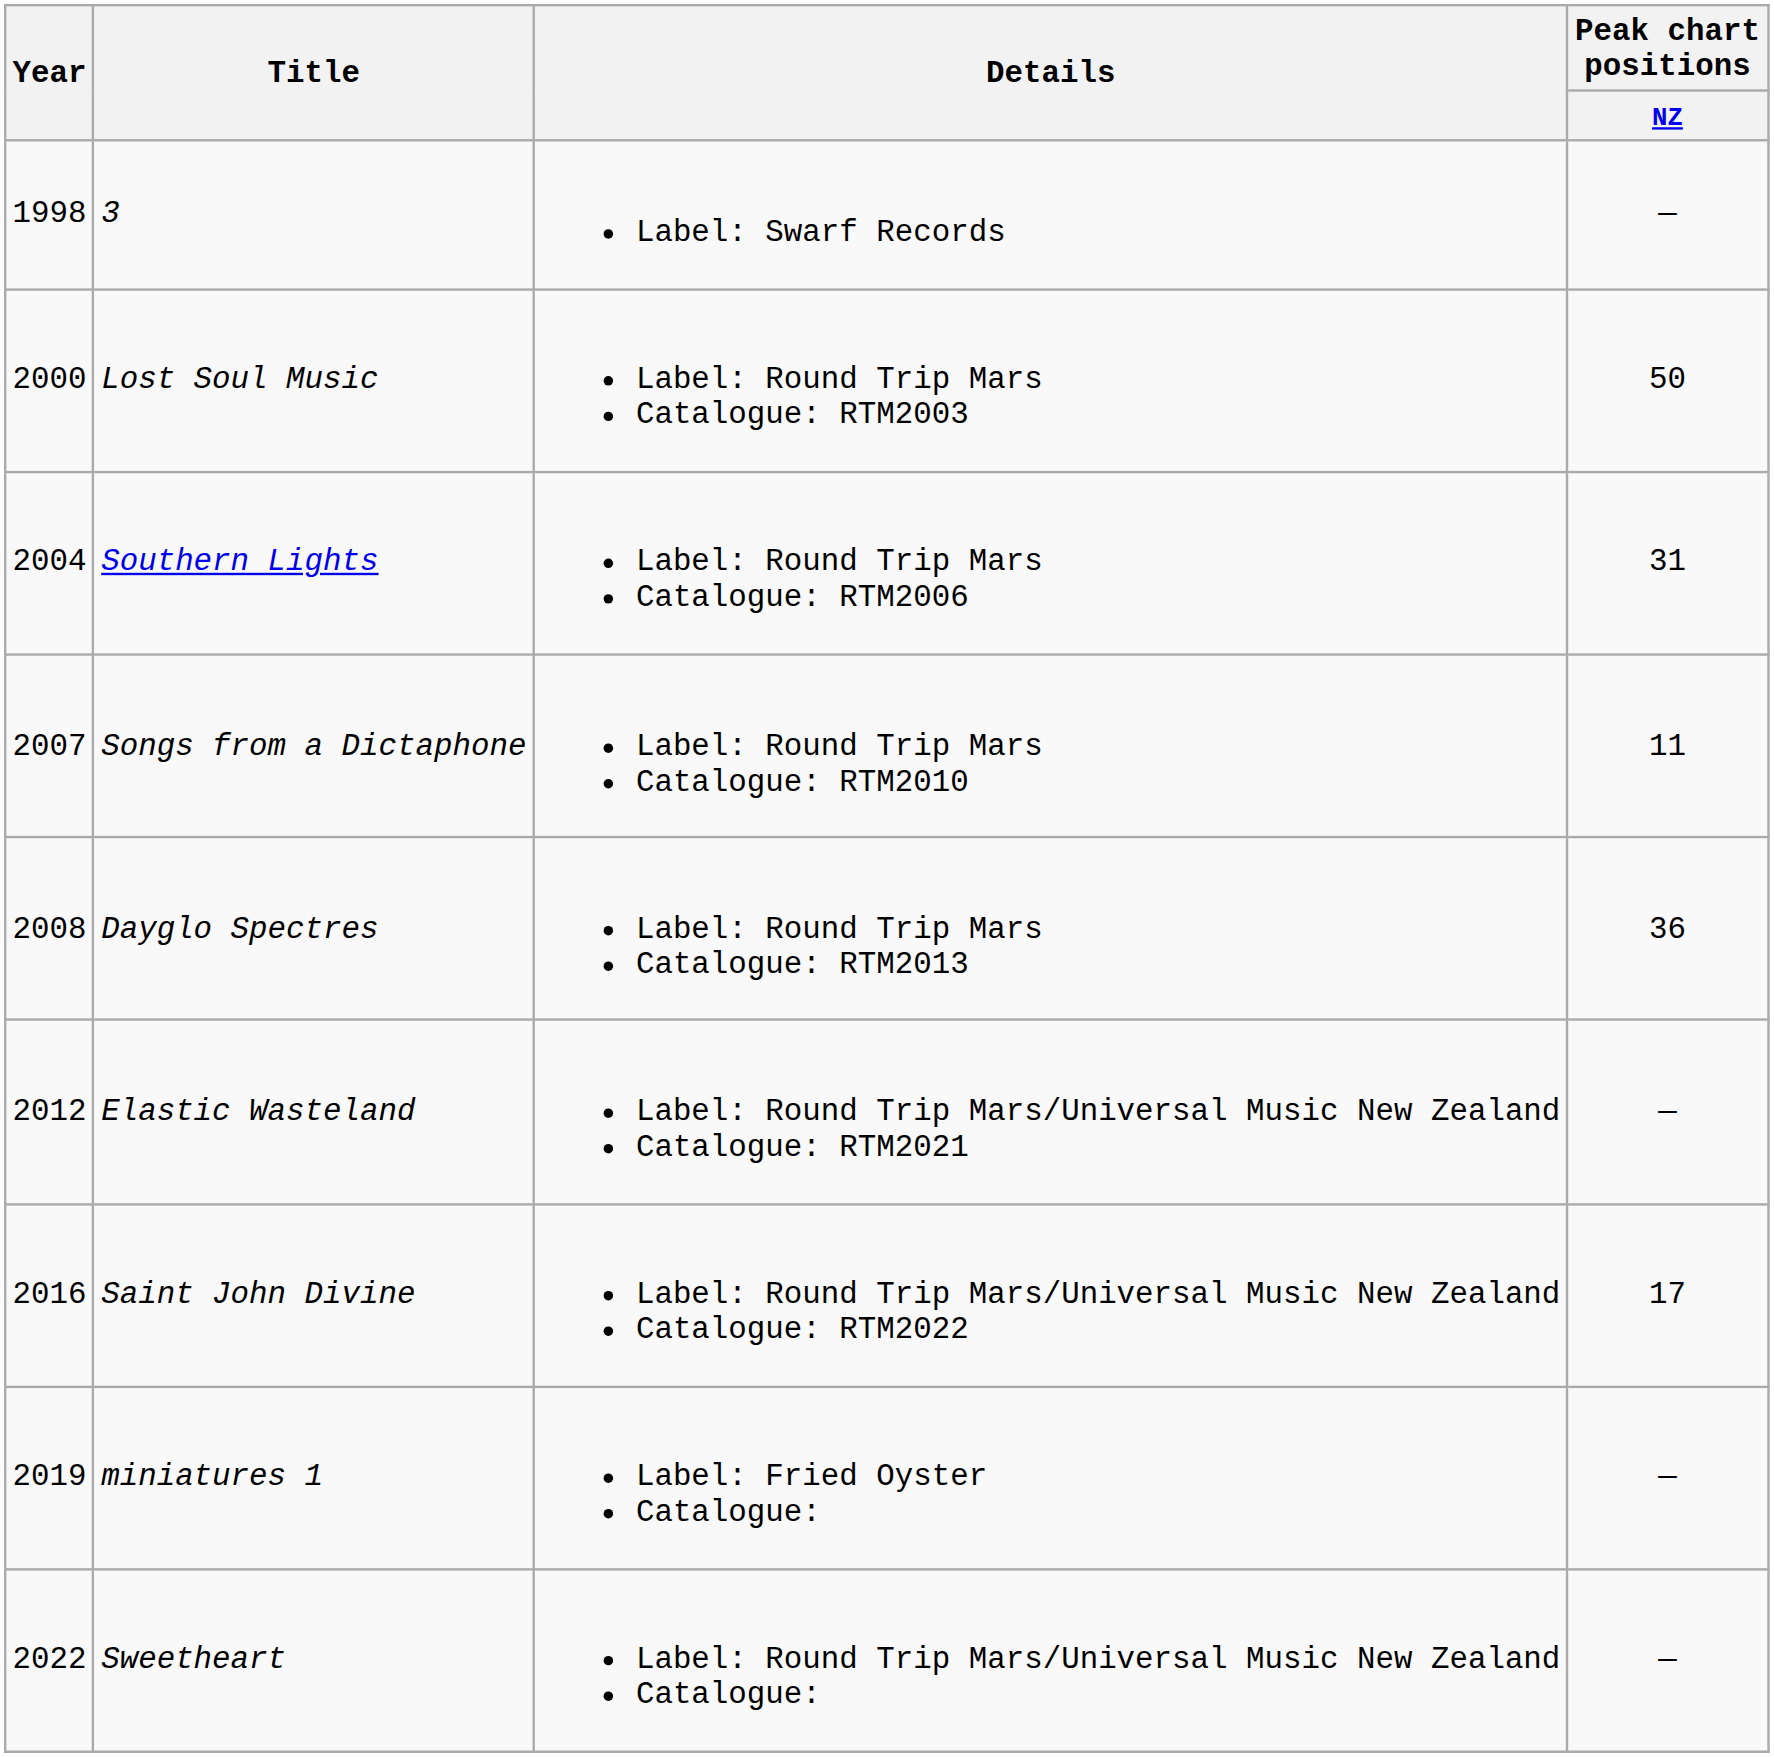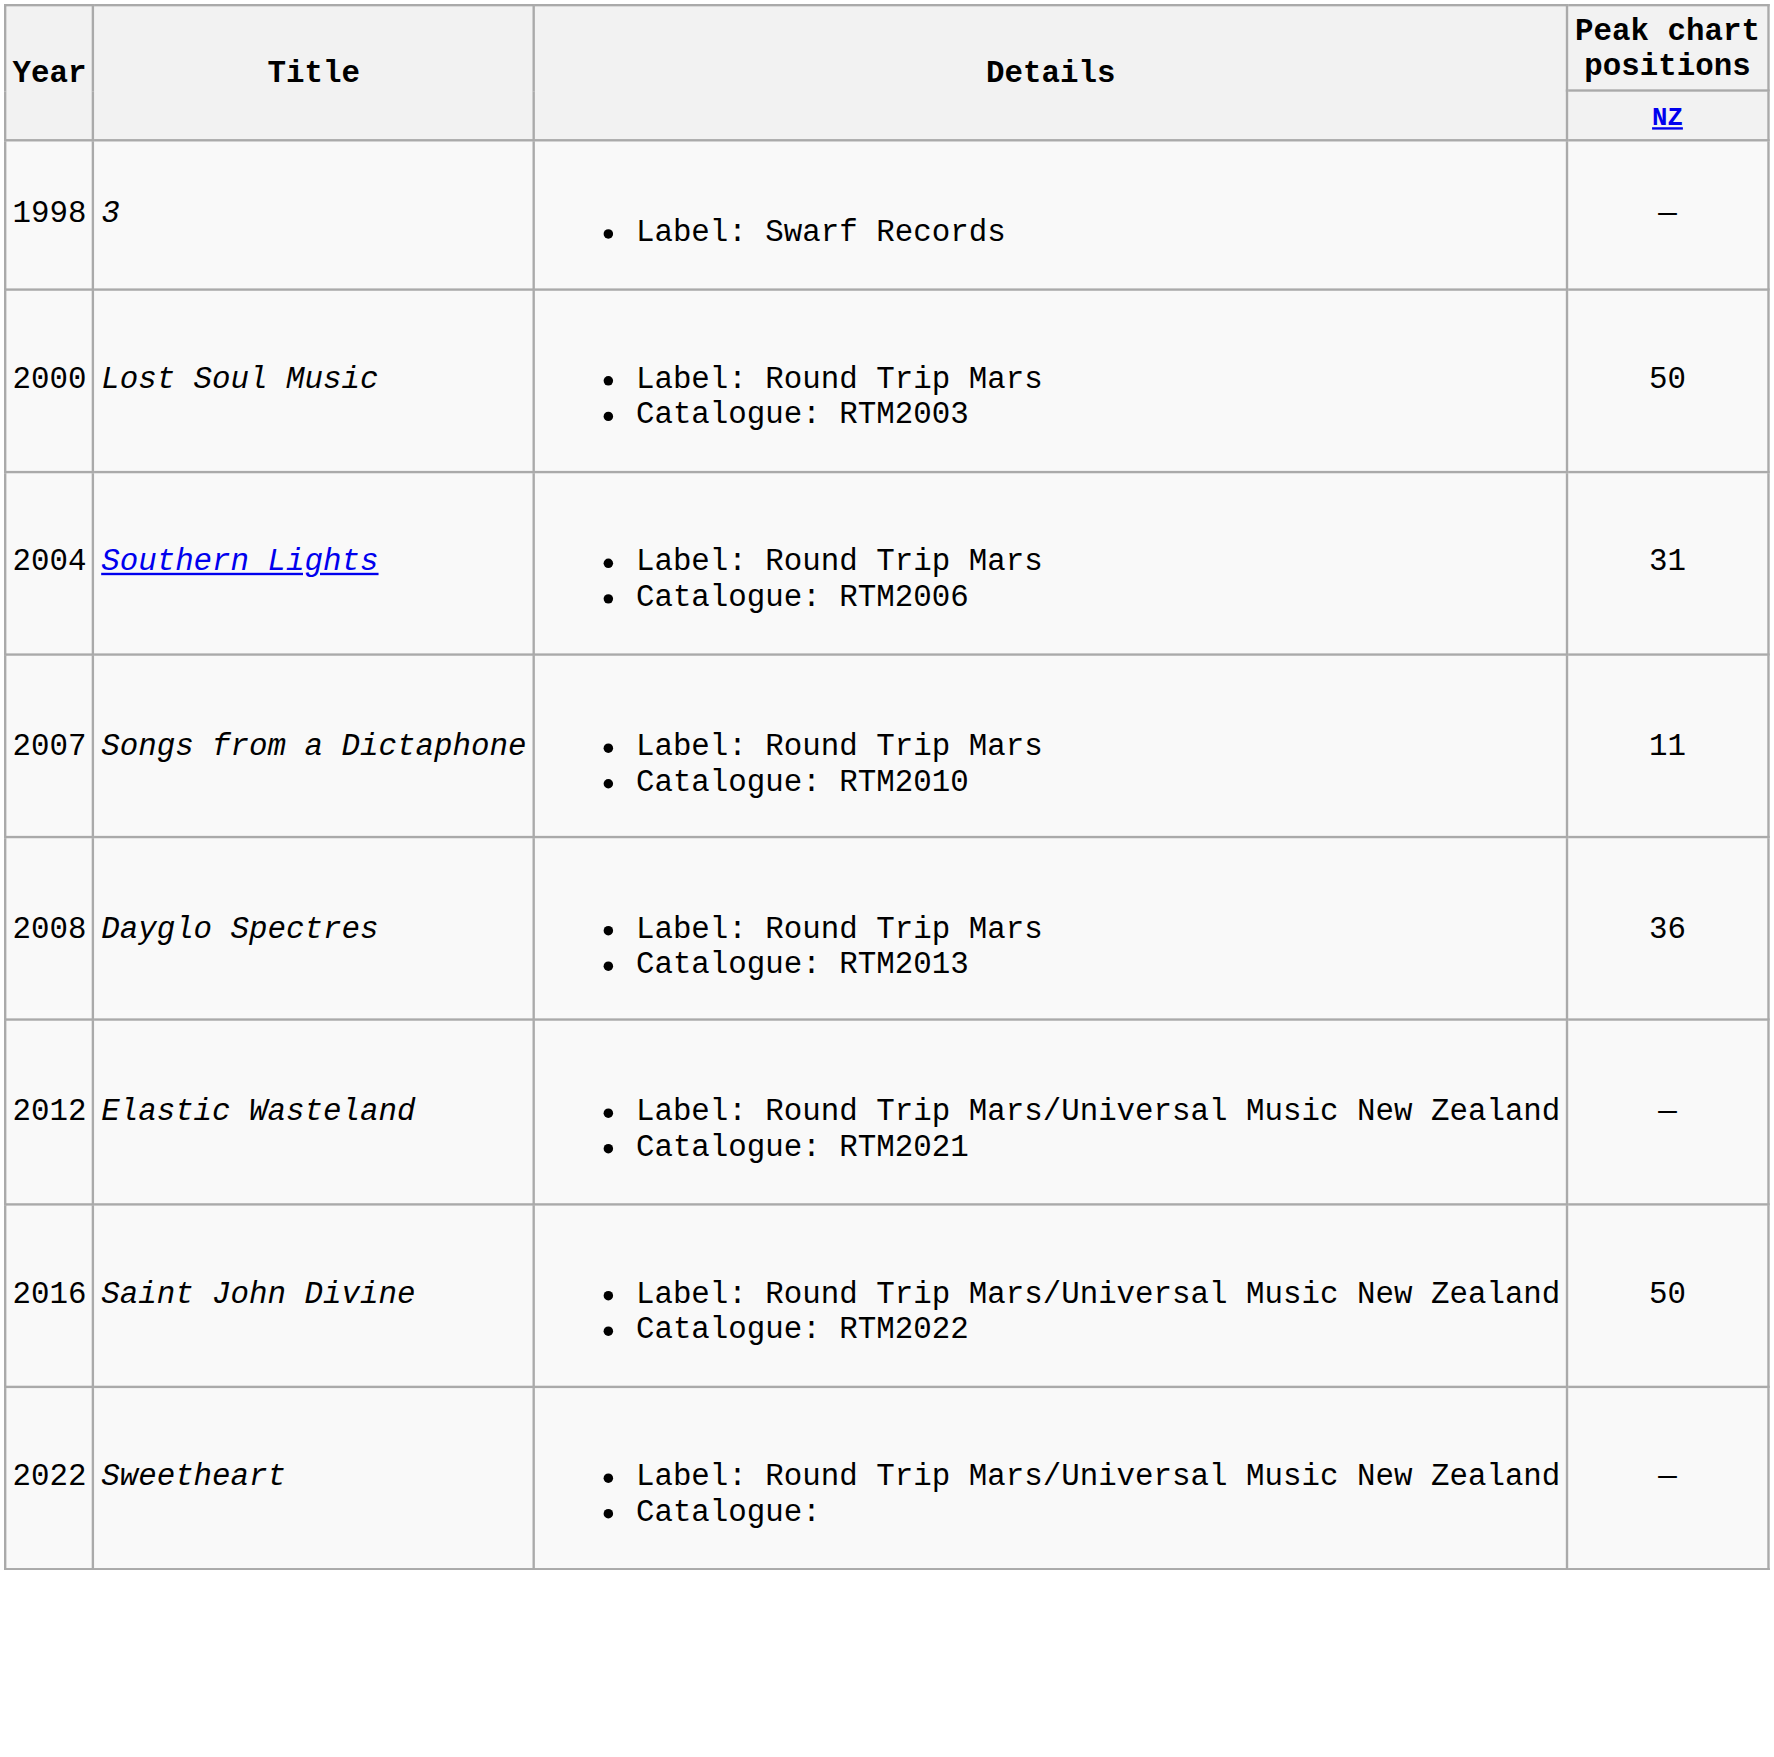(1667, 1295) 17 -> (1667, 1295) 50
- row: (212, 1478)
